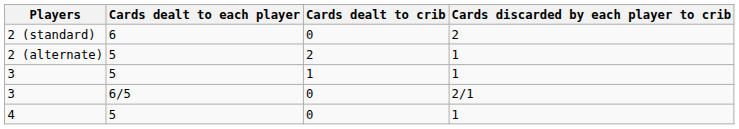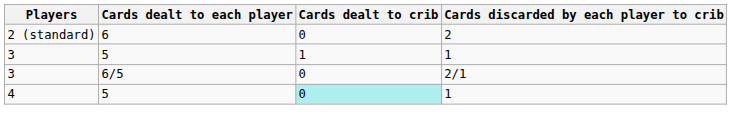- row: (55, 54)
(310, 114) no background -> (302, 94) paleturquoise background
